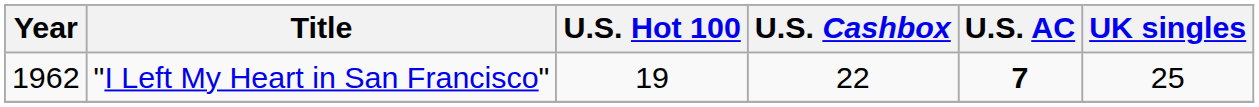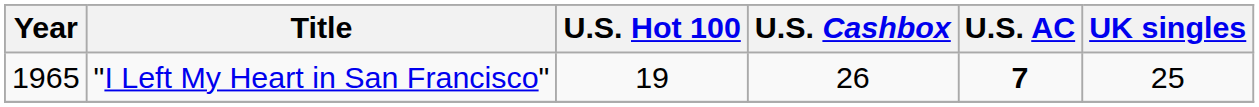(46, 76) 1962 -> (46, 76) 1965
(853, 76) 22 -> (853, 76) 26
